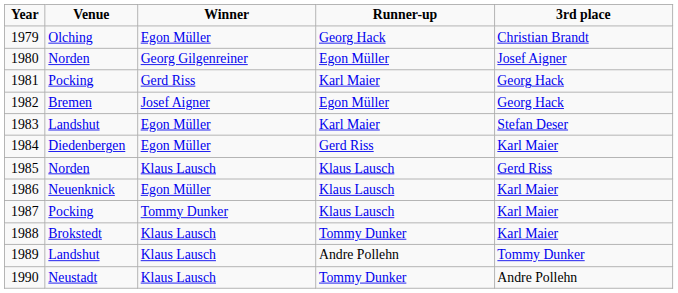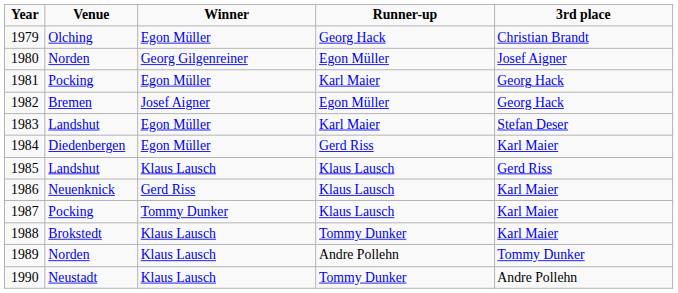(168, 80) Gerd Riss -> (176, 80) Egon Müller
(69, 168) Norden -> (74, 168) Landshut
(176, 189) Egon Müller -> (168, 189) Gerd Riss
(74, 255) Landshut -> (69, 255) Norden
